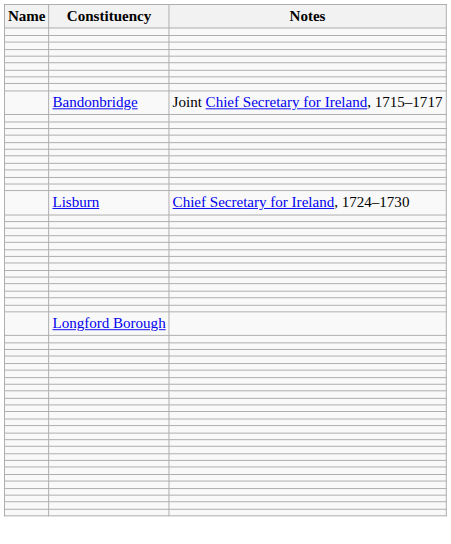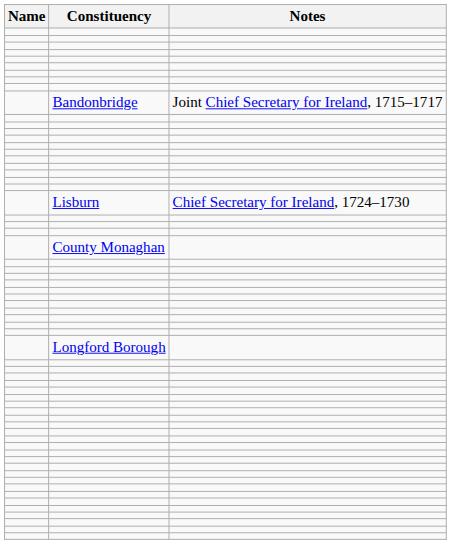+ row: (109, 247)
